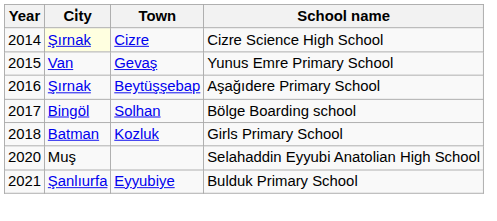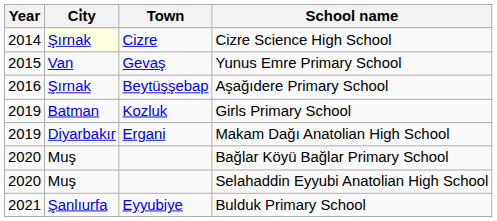- row: (282, 110)
(24, 134) 2018 -> (24, 110) 2019
+ row: (332, 134)
+ row: (332, 157)
